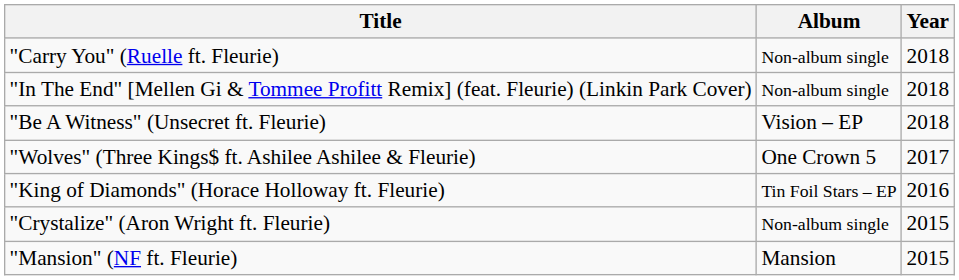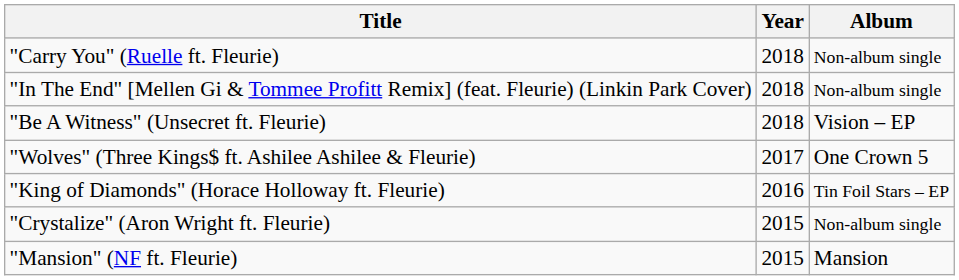columns swapped: (928, 21) <-> (829, 21)
